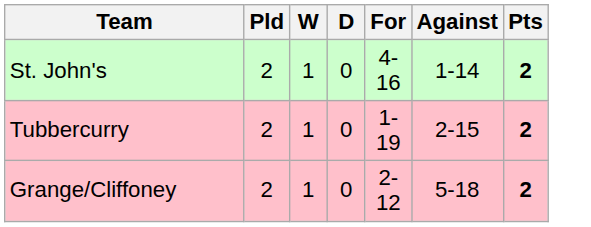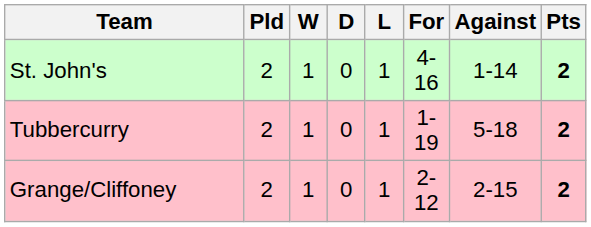+ column: (384, 22)
(457, 130) 2-15 -> (495, 130) 5-18
(457, 190) 5-18 -> (495, 190) 2-15
